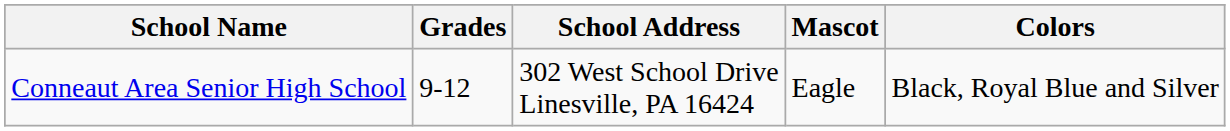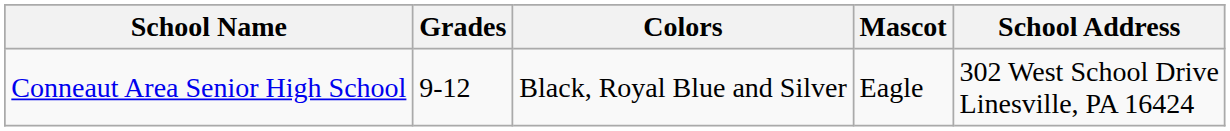columns swapped: (649, 26) <-> (1055, 26)
